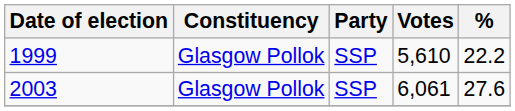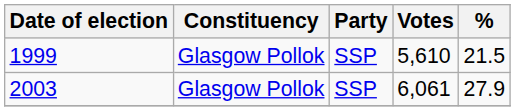(484, 55) 22.2 -> (484, 55) 21.5
(484, 88) 27.6 -> (484, 88) 27.9
